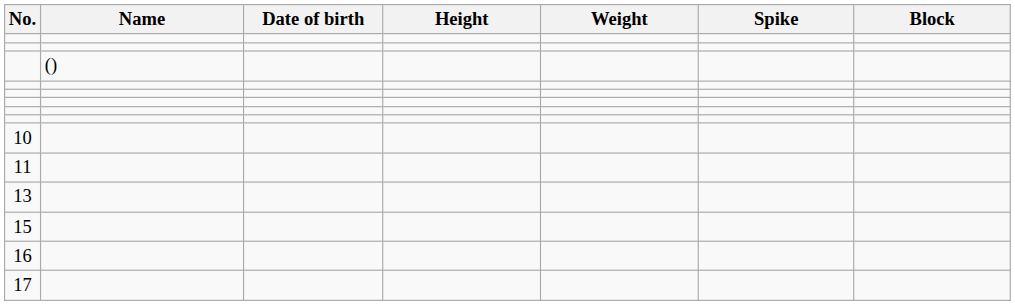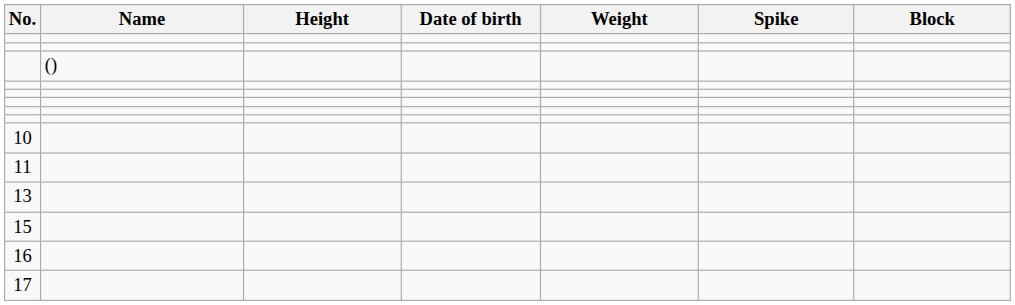columns swapped: (313, 19) <-> (462, 19)
